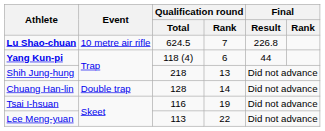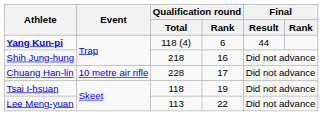- row: (41, 43)
(225, 73) 13 -> (223, 58) 16
(106, 89) Double trap -> (113, 73) 10 metre air rifle
(178, 89) 128 -> (176, 73) 228
(225, 89) 14 -> (223, 73) 17
(178, 104) 116 -> (176, 89) 118
